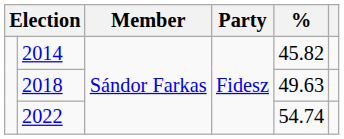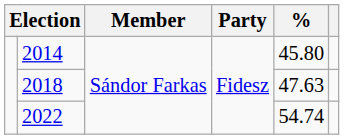(301, 52) 45.82 -> (301, 52) 45.80
(301, 85) 49.63 -> (301, 85) 47.63
